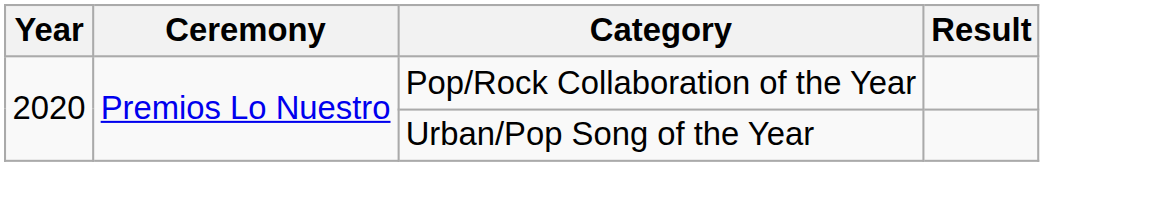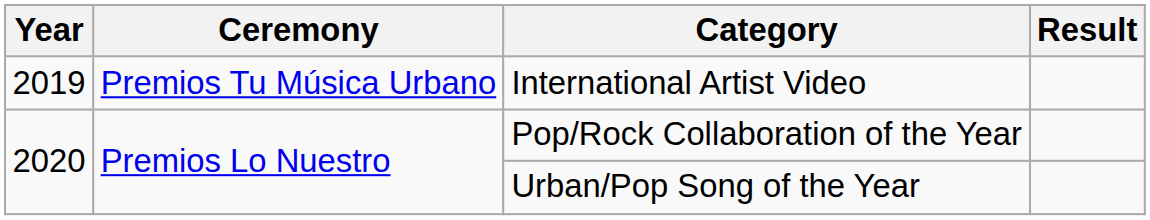+ row: (689, 82)
